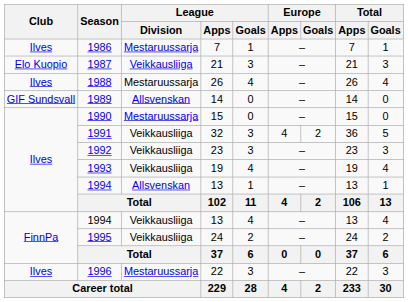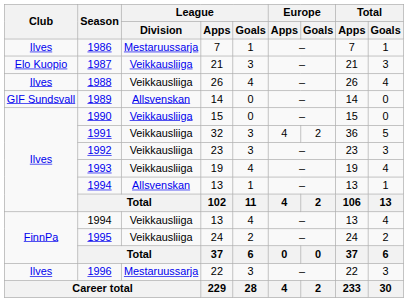(161, 82) Mestaruussarja -> (161, 82) Veikkausliiga
(161, 116) Mestaruussarja -> (161, 116) Veikkausliiga
